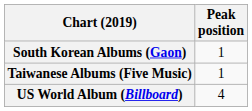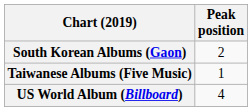(221, 52) 1 -> (221, 52) 2
